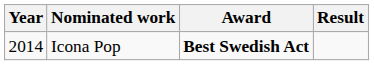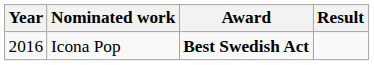(26, 45) 2014 -> (26, 45) 2016
